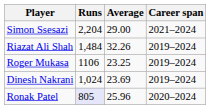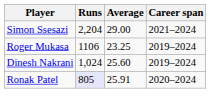- row: (40, 46)
(119, 79) 23.69 -> (119, 63) 25.60
(119, 96) 25.96 -> (119, 79) 25.91
